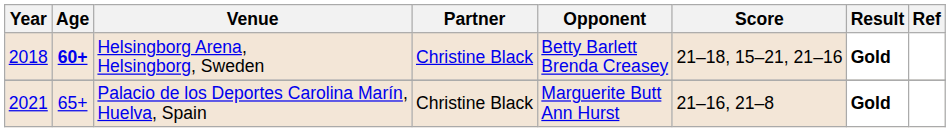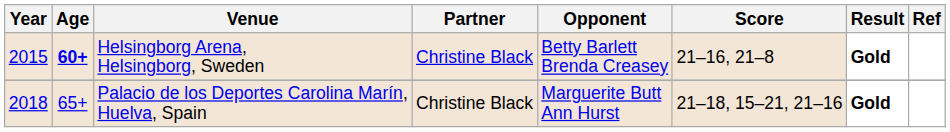(28, 56) 2018 -> (28, 56) 2015
(759, 56) 21–18, 15–21, 21–16 -> (725, 56) 21–16, 21–8
(28, 104) 2021 -> (28, 104) 2018
(725, 104) 21–16, 21–8 -> (759, 104) 21–18, 15–21, 21–16
